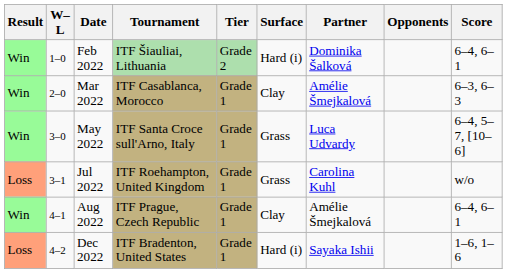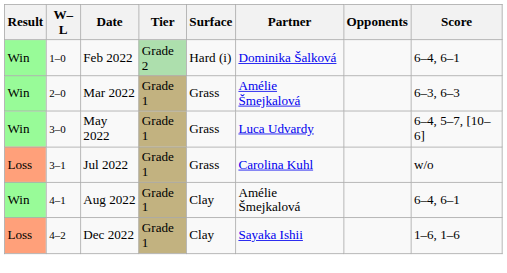- column: (165, 22)
(273, 93) Clay -> (204, 93) Grass
(281, 250) Hard (i) -> (202, 235) Clay
